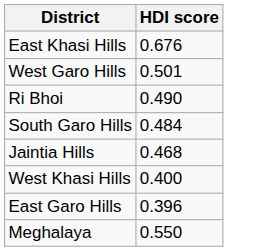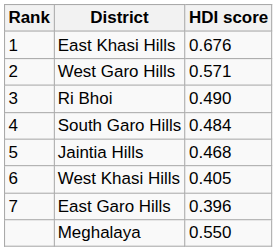+ column: (29, 17)
(161, 71) 0.501 -> (210, 71) 0.571
(161, 179) 0.400 -> (210, 179) 0.405
